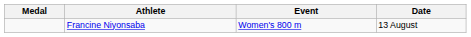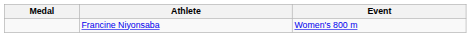- column: (421, 12)
